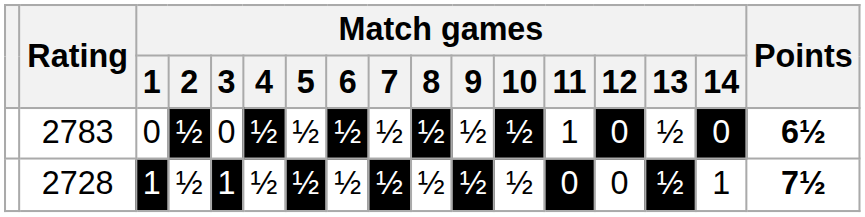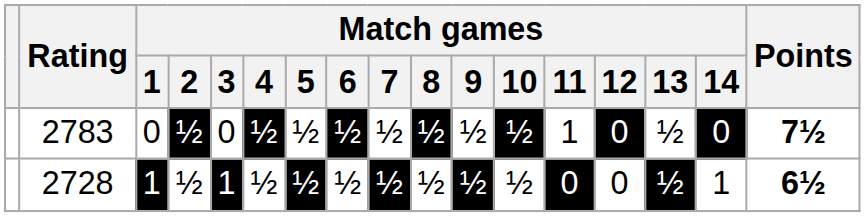(803, 132) 6½ -> (803, 132) 7½
(803, 183) 7½ -> (803, 183) 6½
